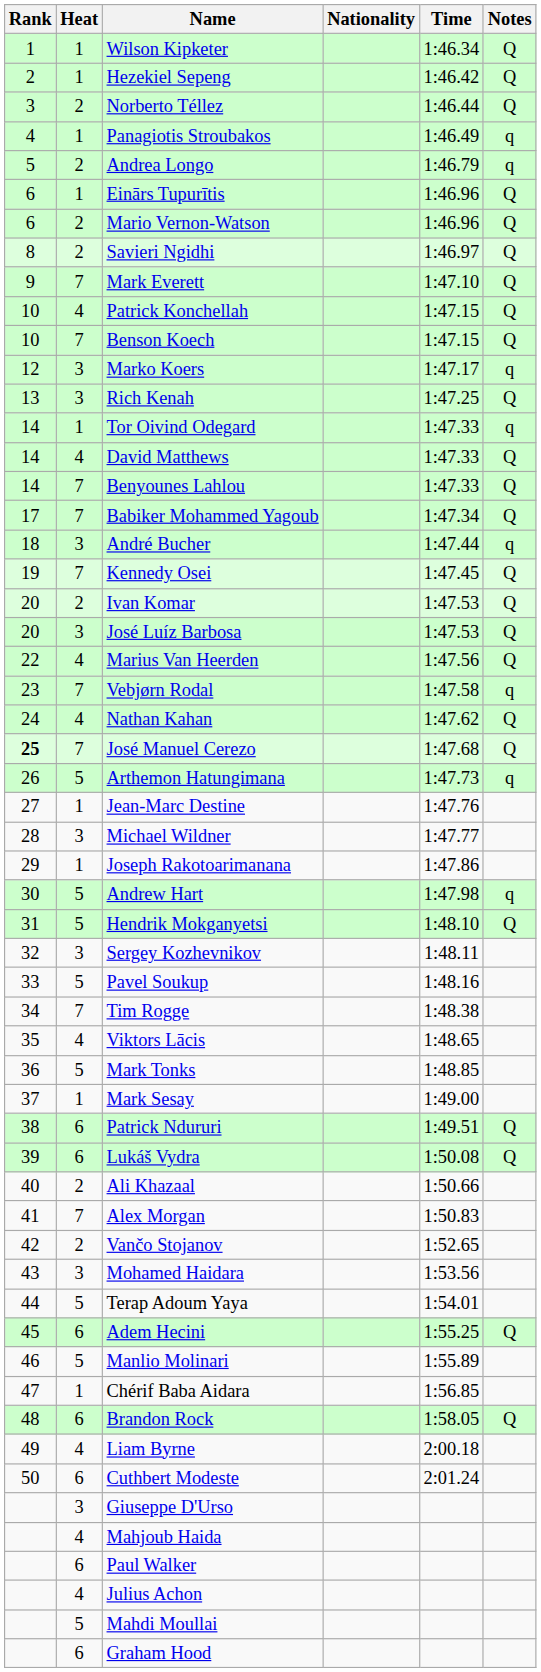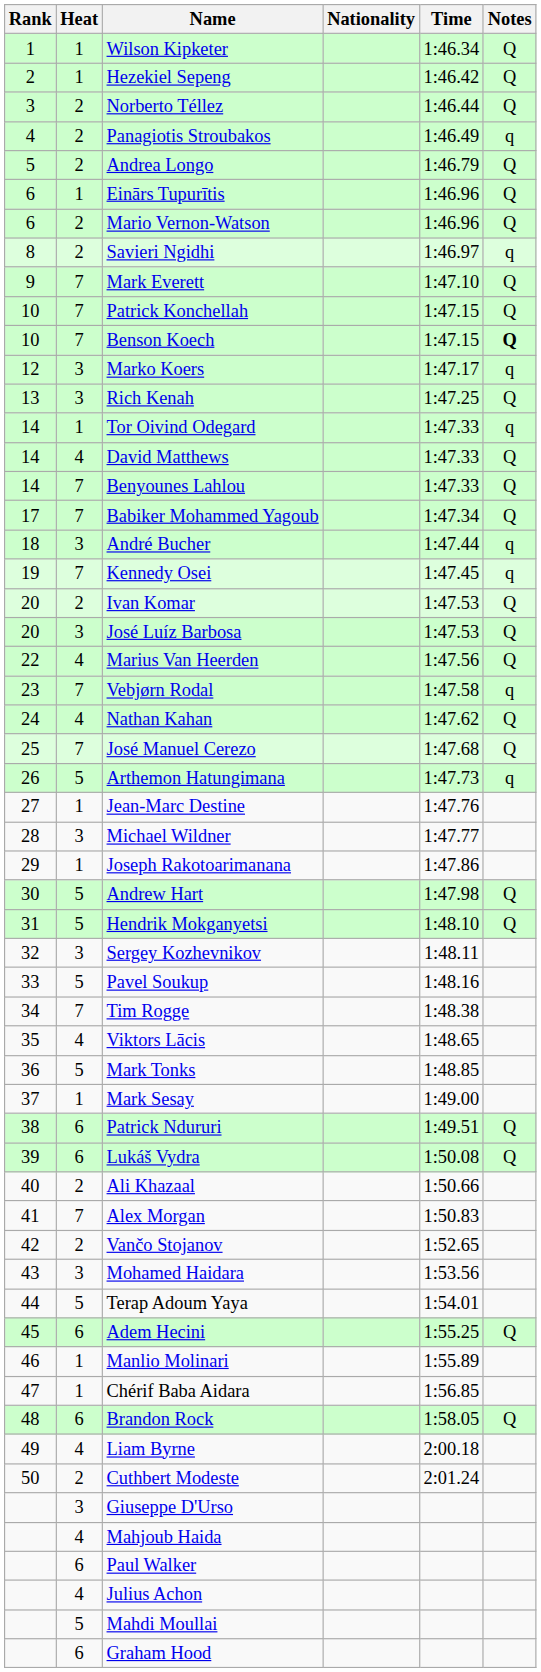(79, 135) 1 -> (79, 135) 2
(510, 164) q -> (510, 164) Q
(510, 252) Q -> (510, 252) q
(79, 310) 4 -> (79, 310) 7
(510, 340) normal -> (510, 340) bold
(510, 573) Q -> (510, 573) q
(30, 748) bold -> (30, 748) normal
(510, 894) q -> (510, 894) Q
(79, 1361) 5 -> (79, 1361) 1
(79, 1478) 6 -> (79, 1478) 2
